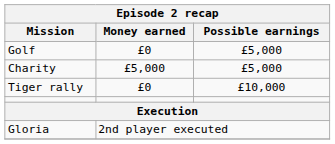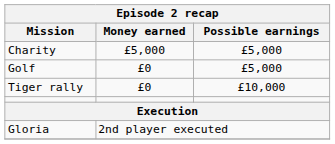rows swapped: (32, 69) <-> (22, 51)
